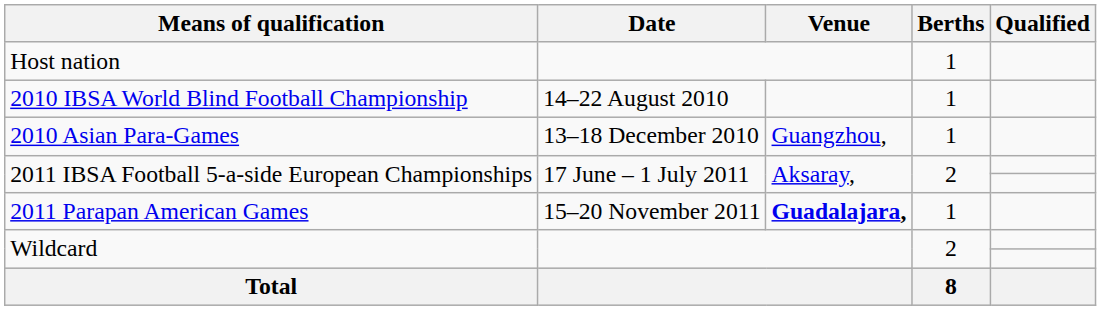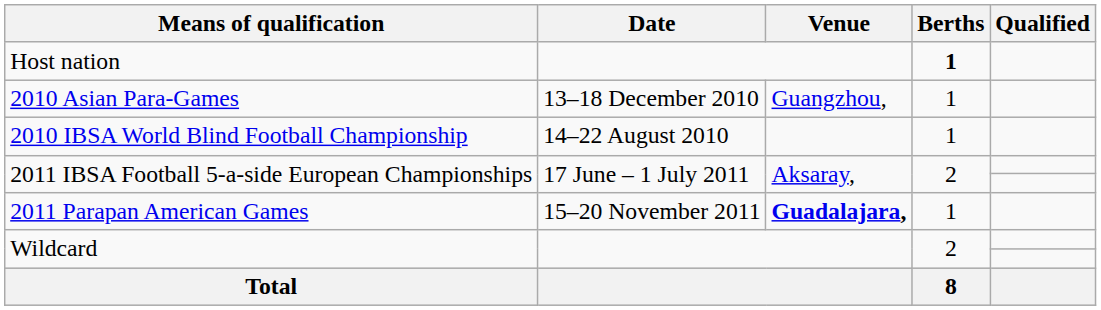(951, 60) normal -> (951, 60) bold
rows swapped: (239, 98) <-> (125, 135)
